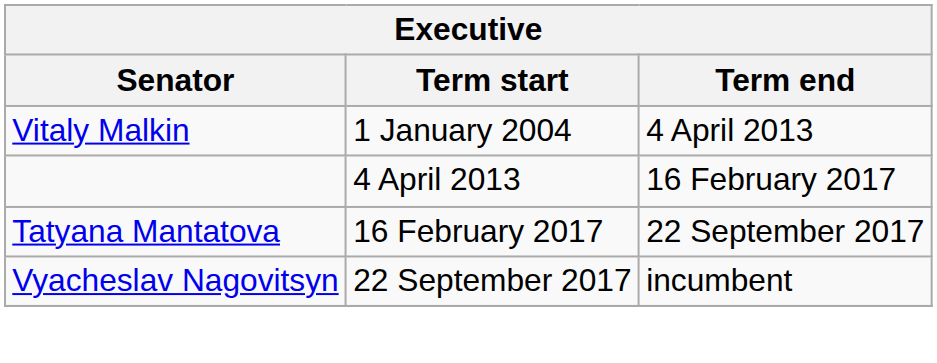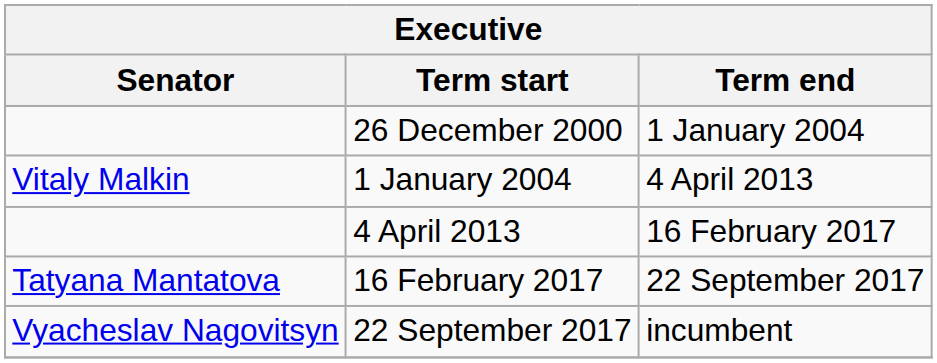+ row: (488, 130)
